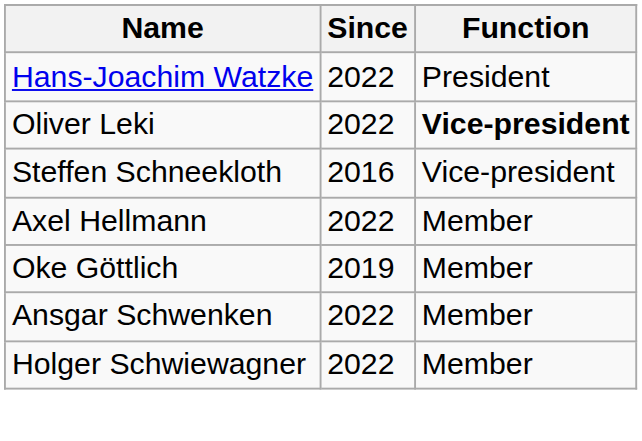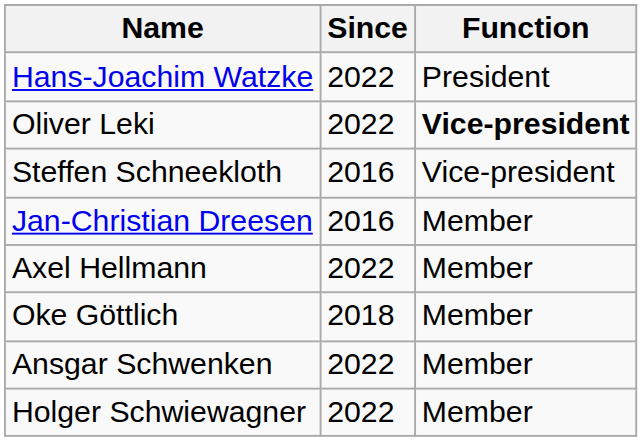+ row: (162, 220)
(361, 268) 2019 -> (361, 316) 2018
